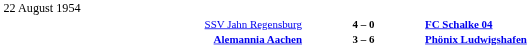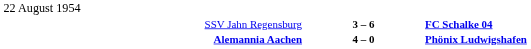(364, 24) 4 – 0 -> (364, 24) 3 – 6
(364, 39) 3 – 6 -> (364, 39) 4 – 0
